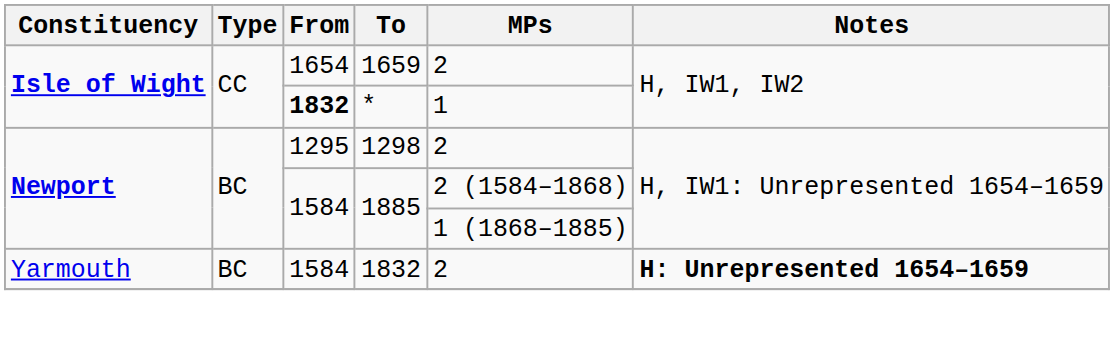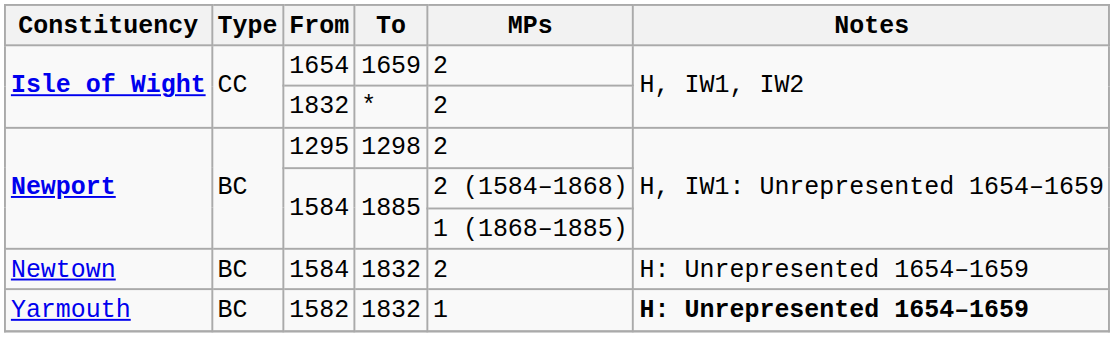(319, 107) bold -> (319, 107) normal
(440, 107) 1 -> (440, 107) 2
+ row: (63, 269)
(319, 269) 1584 -> (319, 310) 1582
(440, 269) 2 -> (440, 310) 1
